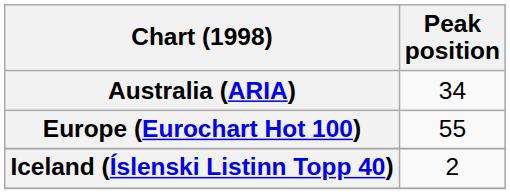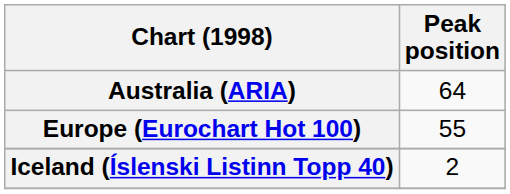(452, 90) 34 -> (452, 90) 64
